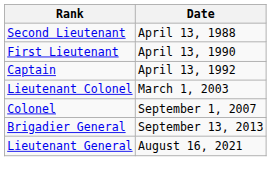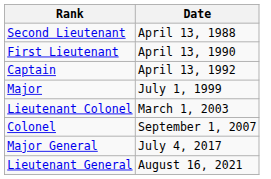+ row: (25, 89)
- row: (66, 127)
+ row: (52, 146)
